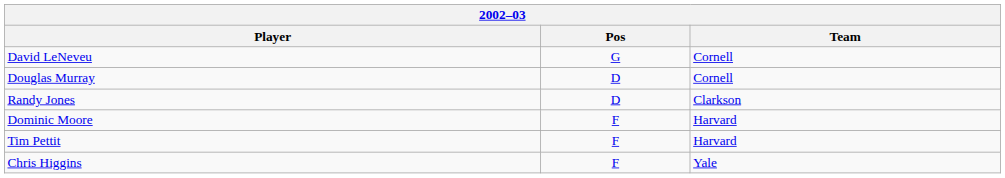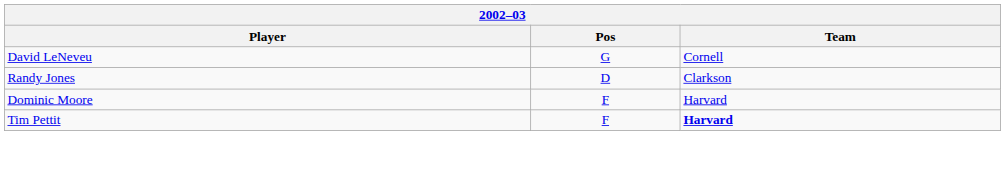- row: (51, 78)
(715, 141) normal -> (708, 120) bold
- row: (45, 162)
